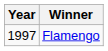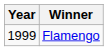(22, 35) 1997 -> (22, 35) 1999
